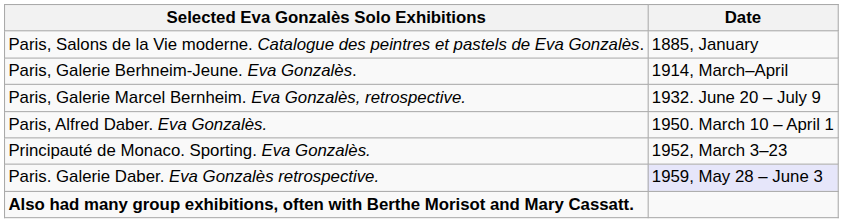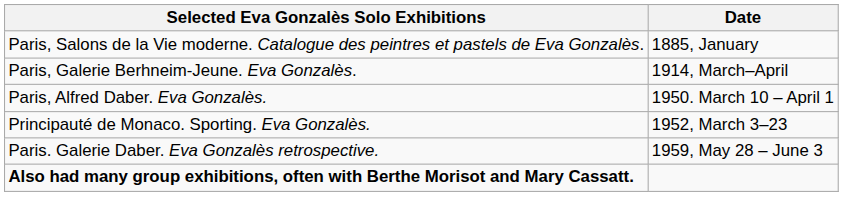- row: (237, 97)
(737, 177) lavender background -> (737, 151) no background
